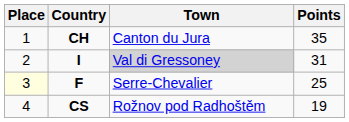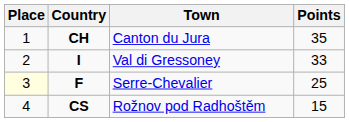(166, 60) lightgrey background -> (166, 60) no background
(319, 60) 31 -> (319, 60) 33
(319, 106) 19 -> (319, 106) 15
